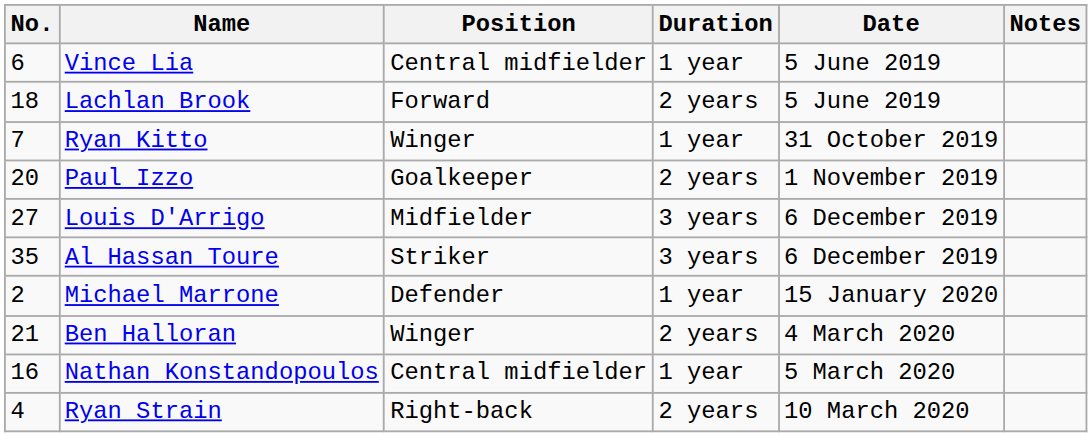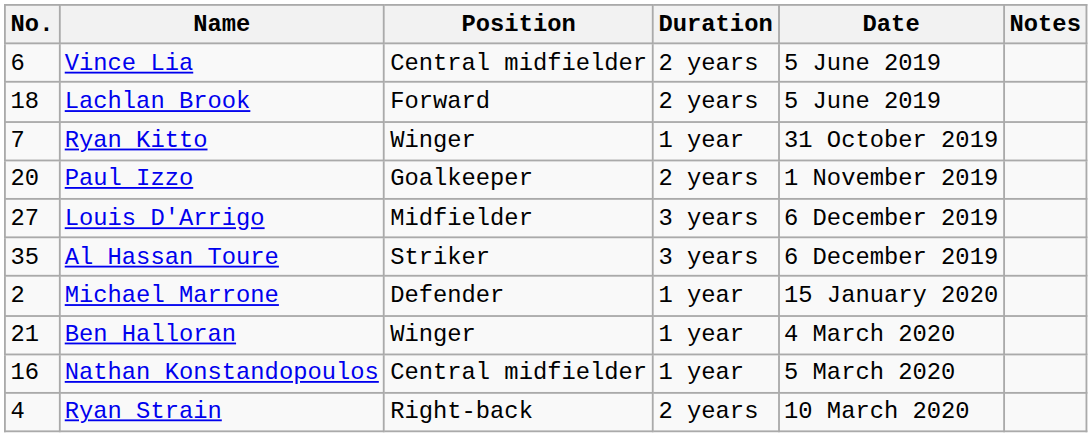(701, 63) 1 year -> (708, 63) 2 years
(708, 334) 2 years -> (701, 334) 1 year
